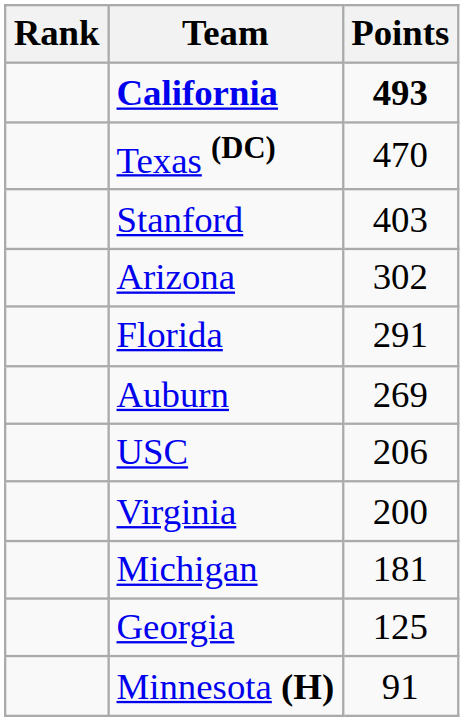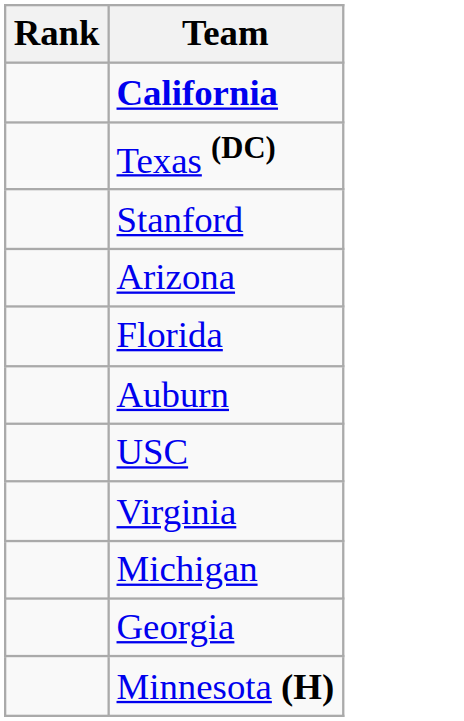- column: (400, 33)
